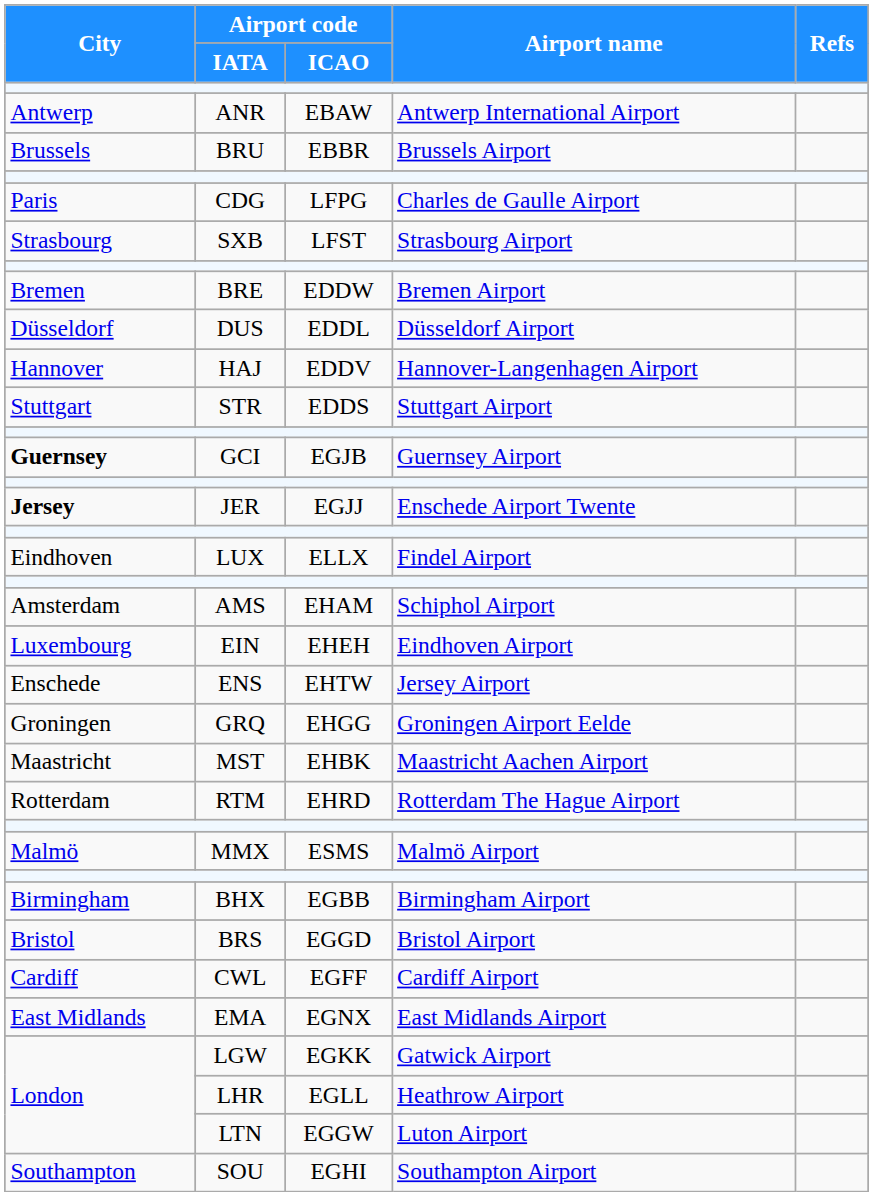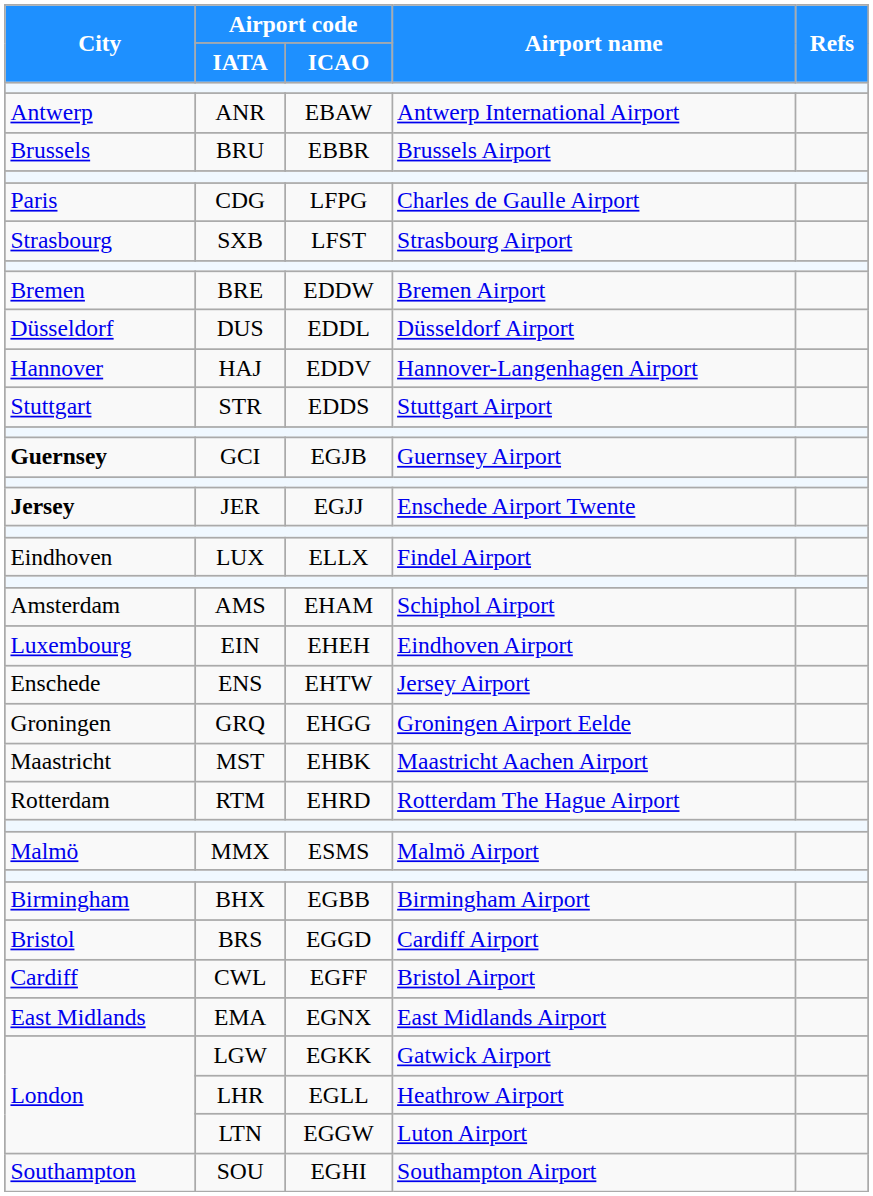(466, 938) Bristol Airport -> (468, 938) Cardiff Airport
(468, 977) Cardiff Airport -> (466, 977) Bristol Airport
